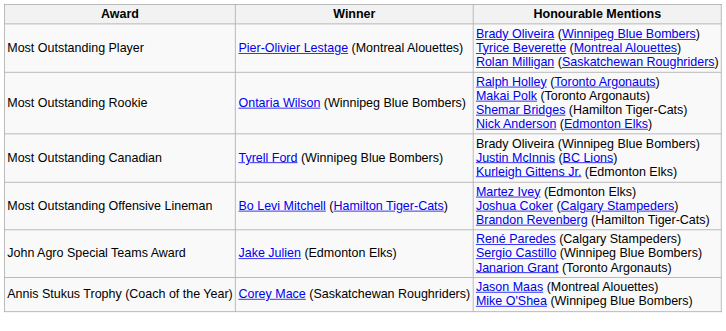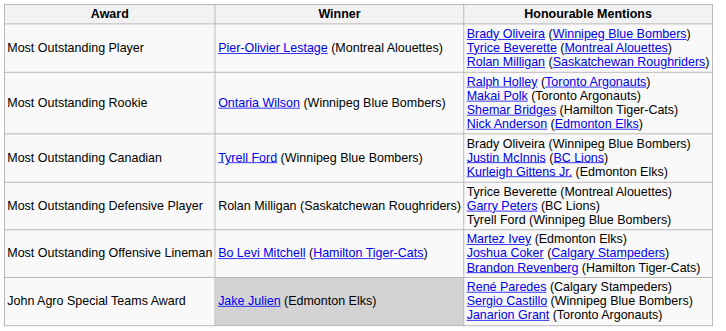+ row: (105, 205)
(318, 253) no background -> (297, 301) lightgrey background
- row: (120, 294)
